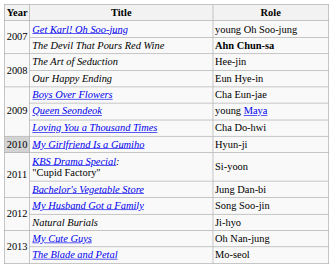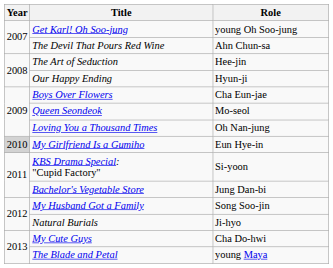(245, 45) bold -> (243, 45) normal
(239, 78) Eun Hye-in -> (231, 78) Hyun-ji
(241, 111) young Maya -> (232, 111) Mo-seol
(241, 128) Cha Do-hwi -> (242, 128) Oh Nan-jung
(231, 144) Hyun-ji -> (239, 144) Eun Hye-in
(242, 238) Oh Nan-jung -> (241, 238) Cha Do-hwi
(232, 255) Mo-seol -> (241, 255) young Maya
